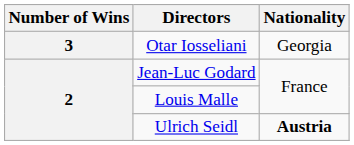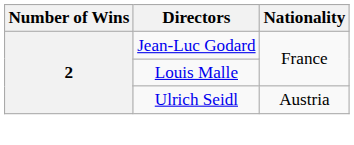- row: (196, 45)
(304, 126) bold -> (304, 99) normal
